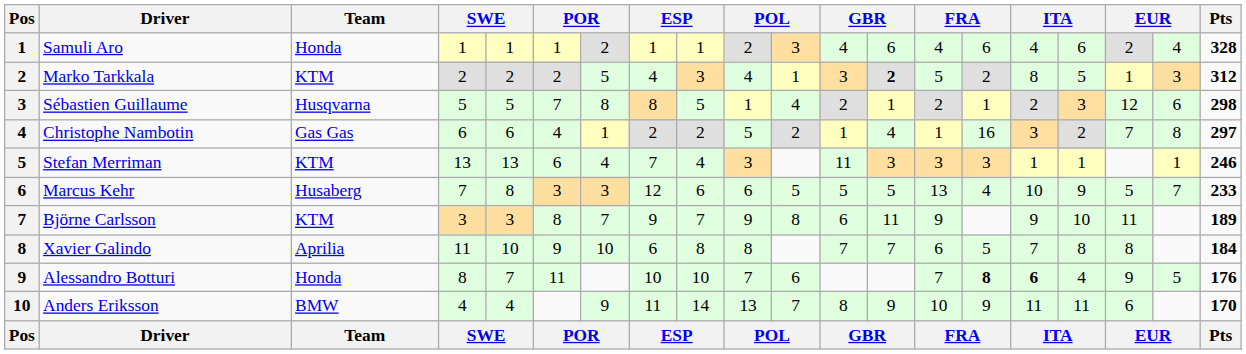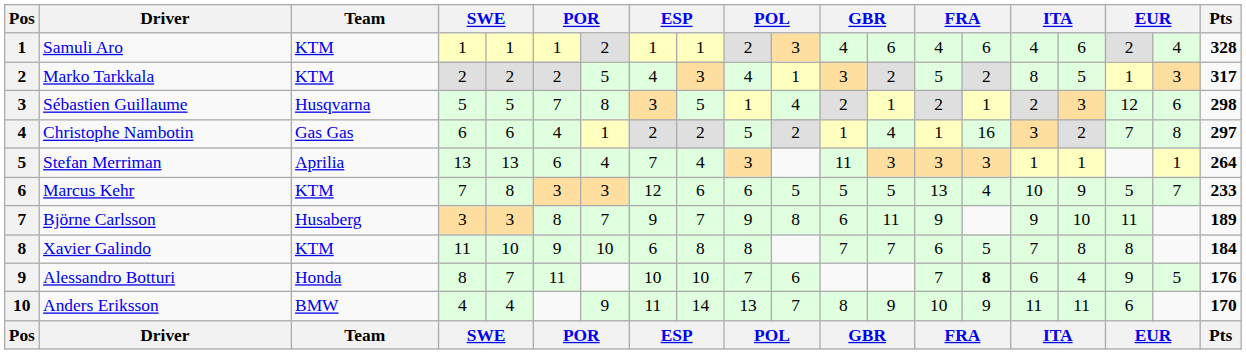(318, 47) Honda -> (314, 47) KTM
(891, 75) bold -> (891, 75) normal
(1224, 75) 312 -> (1224, 75) 317
(653, 104) 8 -> (653, 104) 3
(314, 162) KTM -> (320, 162) Aprilia
(1224, 162) 246 -> (1224, 162) 264
(328, 190) Husaberg -> (314, 190) KTM
(314, 219) KTM -> (328, 219) Husaberg
(320, 248) Aprilia -> (314, 248) KTM
(1034, 276) bold -> (1034, 276) normal
